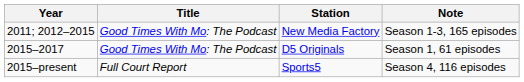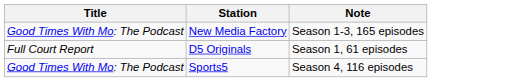- column: (51, 13)
(188, 49) Good Times With Mo: The Podcast -> (50, 49) Full Court Report
(143, 67) Full Court Report -> (95, 67) Good Times With Mo: The Podcast
